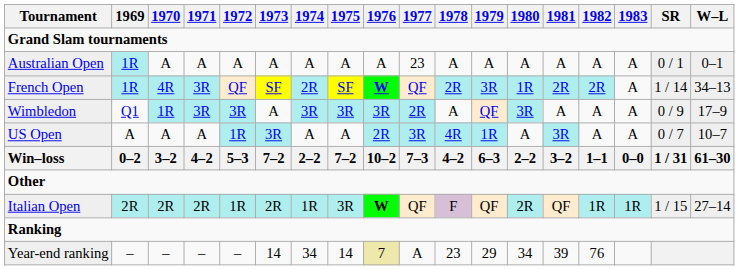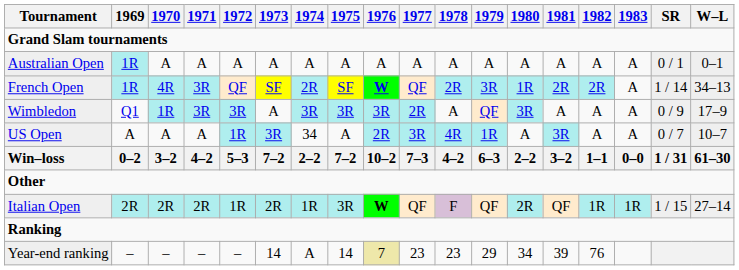(417, 63) 23 -> (417, 63) A
(310, 134) A -> (310, 134) 34
(310, 252) 34 -> (310, 252) A
(417, 252) A -> (417, 252) 23
